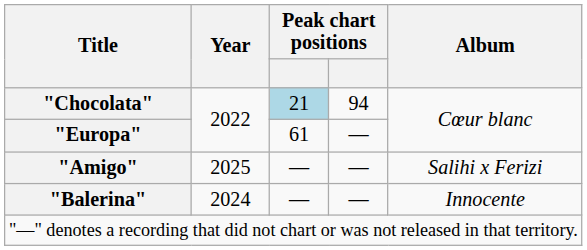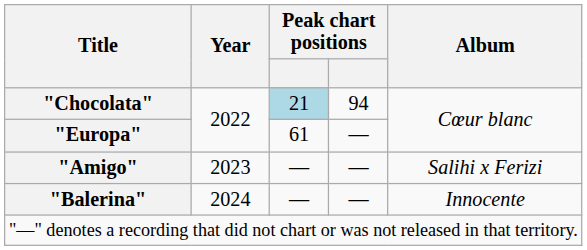(230, 167) 2025 -> (230, 167) 2023
